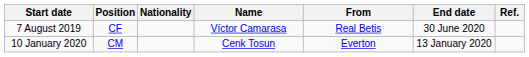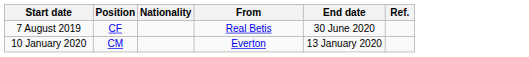- column: (249, 13)
